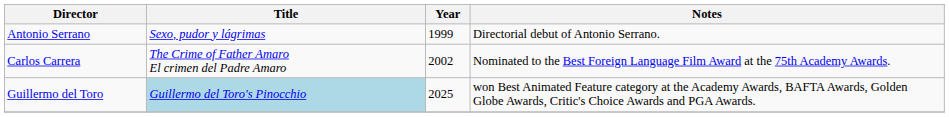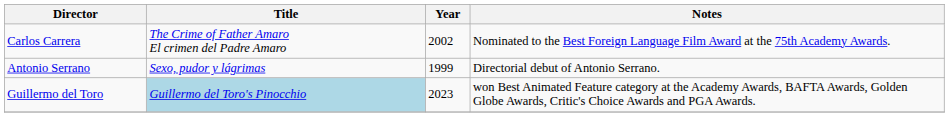rows swapped: (49, 34) <-> (44, 61)
(441, 94) 2025 -> (441, 94) 2023
